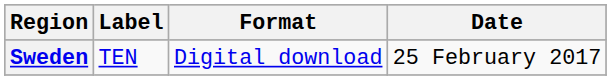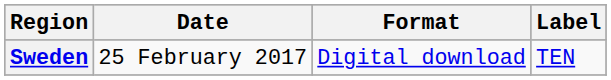columns swapped: (497, 23) <-> (131, 23)
